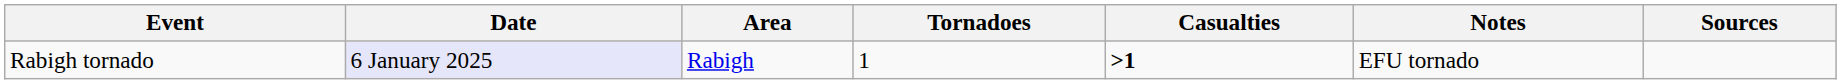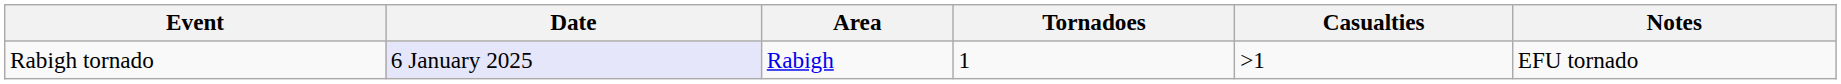- column: (1739, 22)
(1123, 59) bold -> (1253, 59) normal
